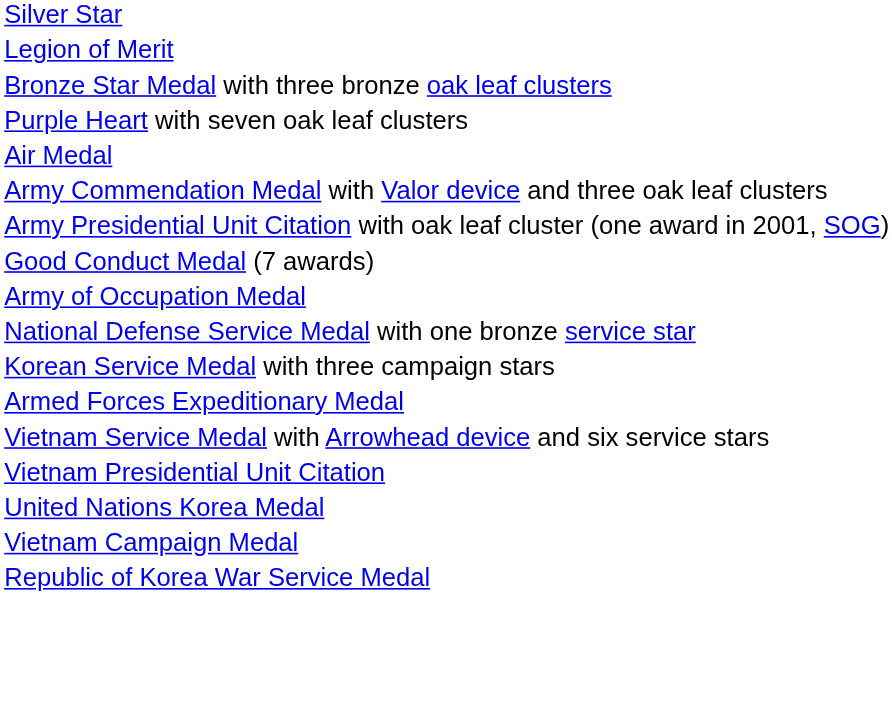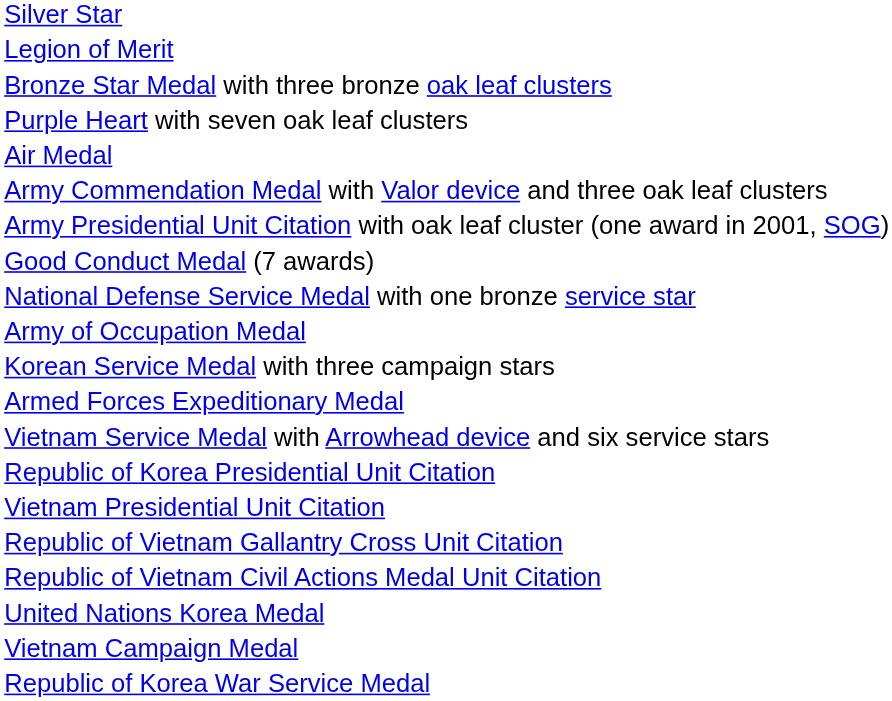rows swapped: (155, 296) <-> (350, 331)
+ row: (250, 472)
+ row: (284, 542)
+ row: (303, 578)
